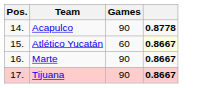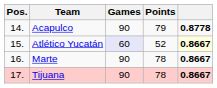+ column: (160, 12)
(124, 43) no background -> (124, 43) lavender background
